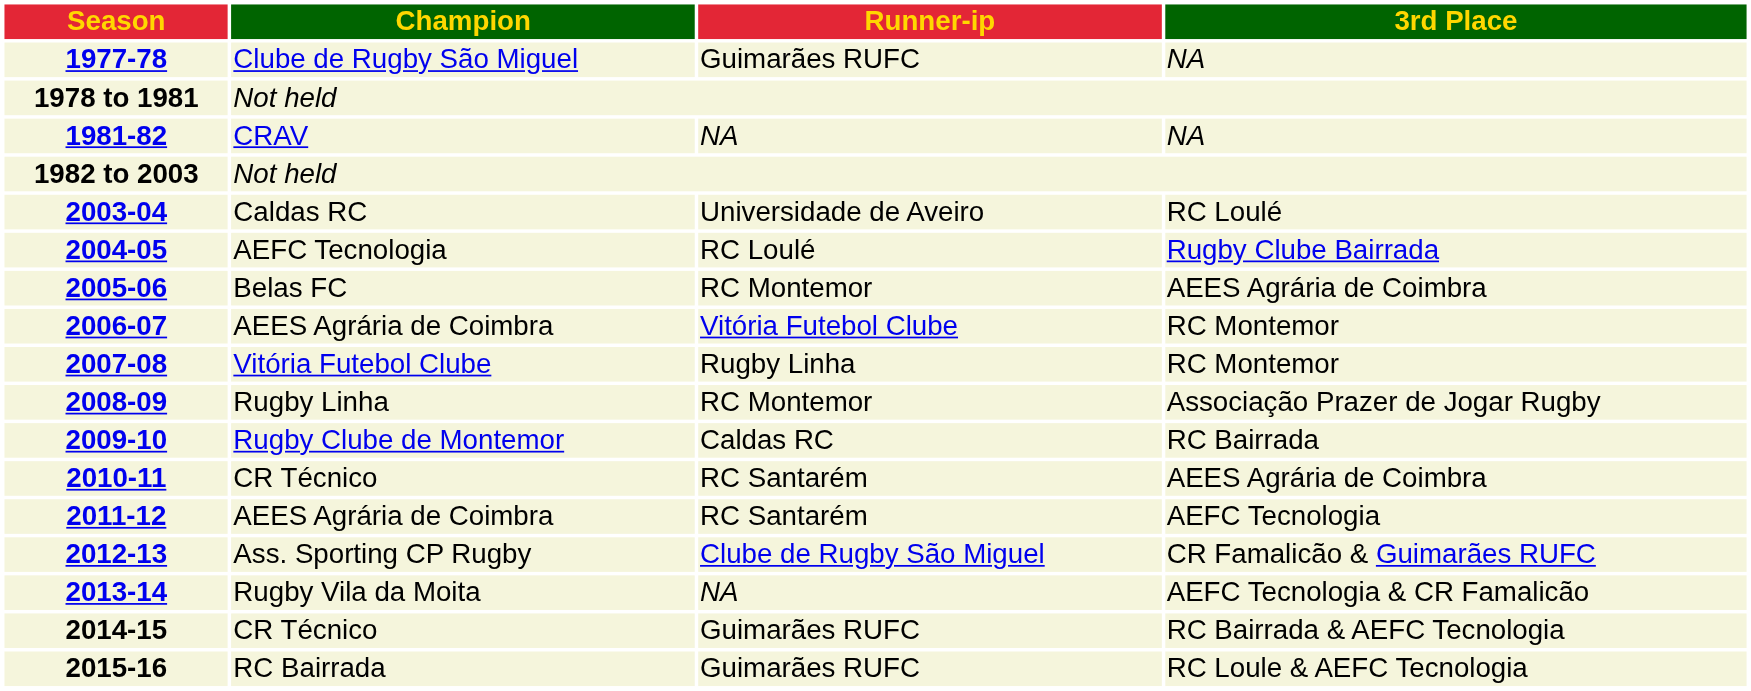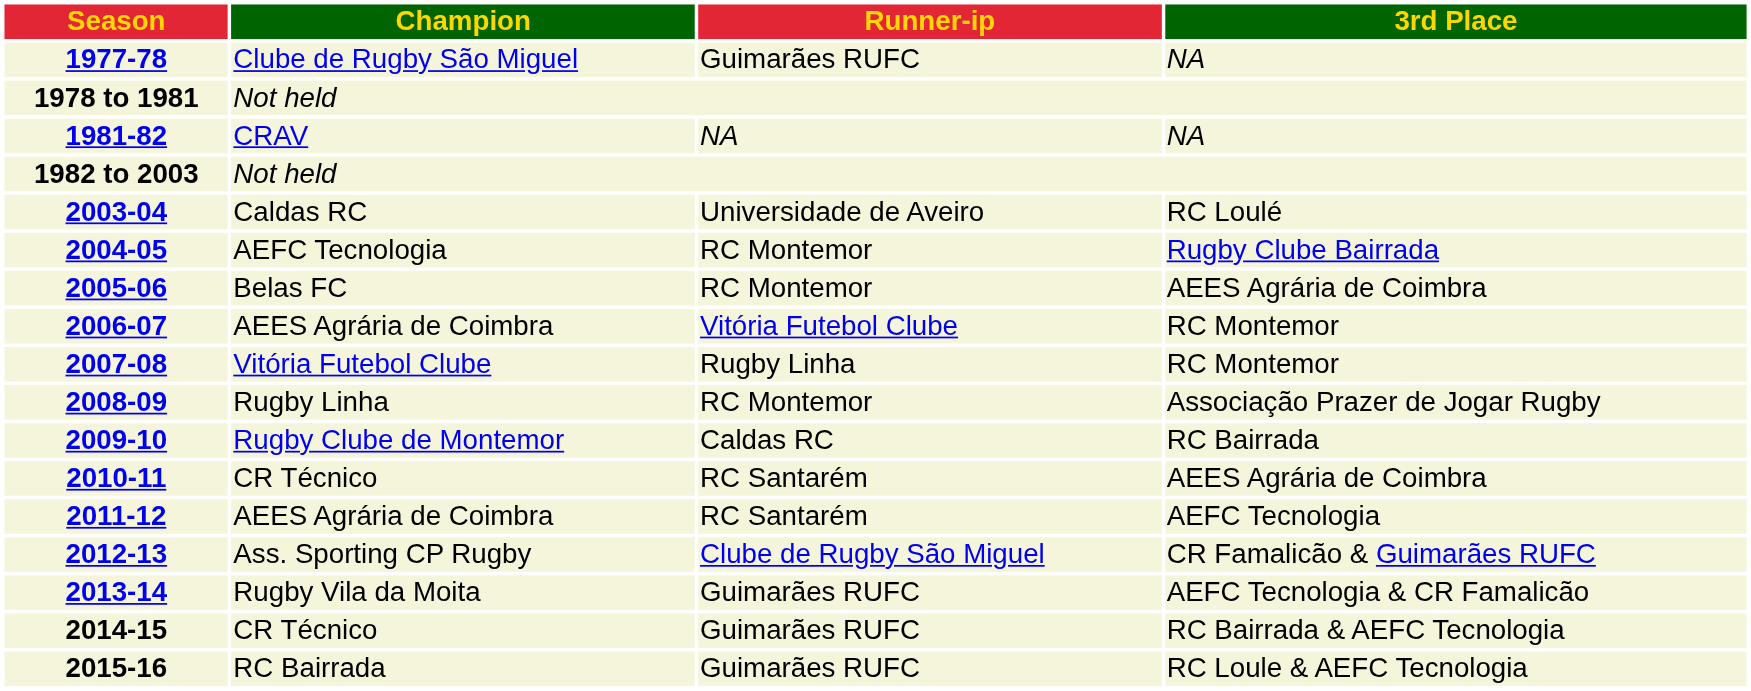(758, 249) RC Loulé -> (786, 249) RC Montemor
(719, 592) NA -> (810, 592) Guimarães RUFC
